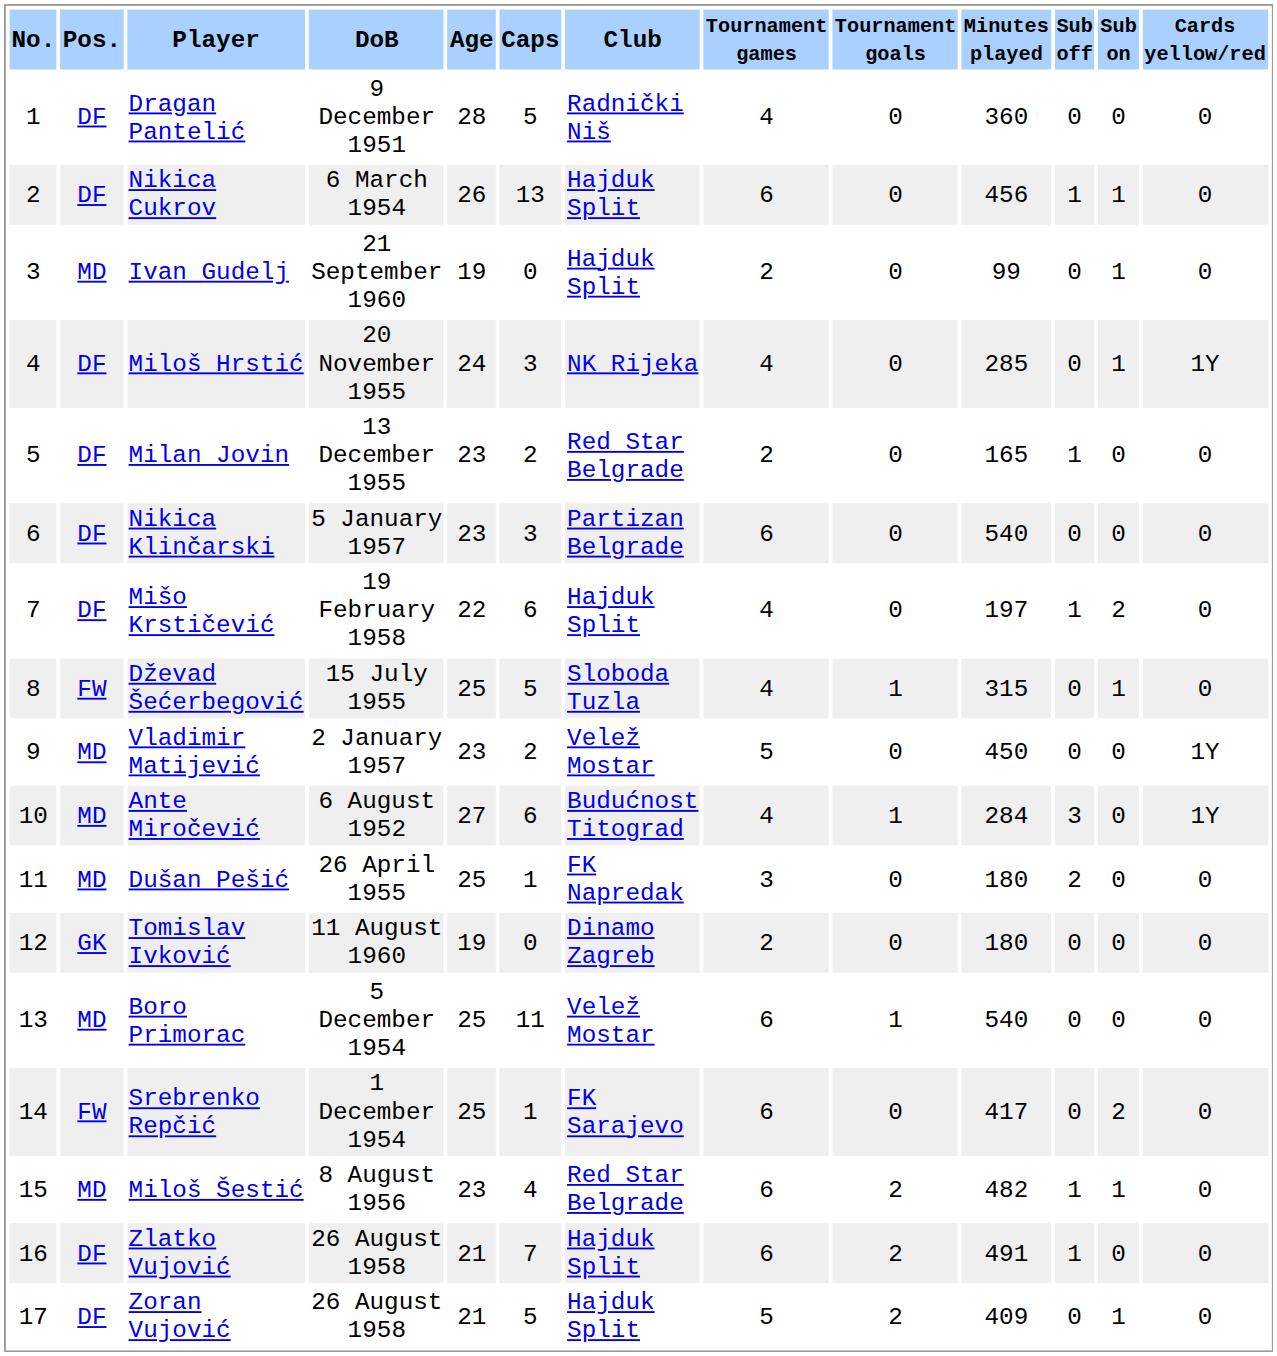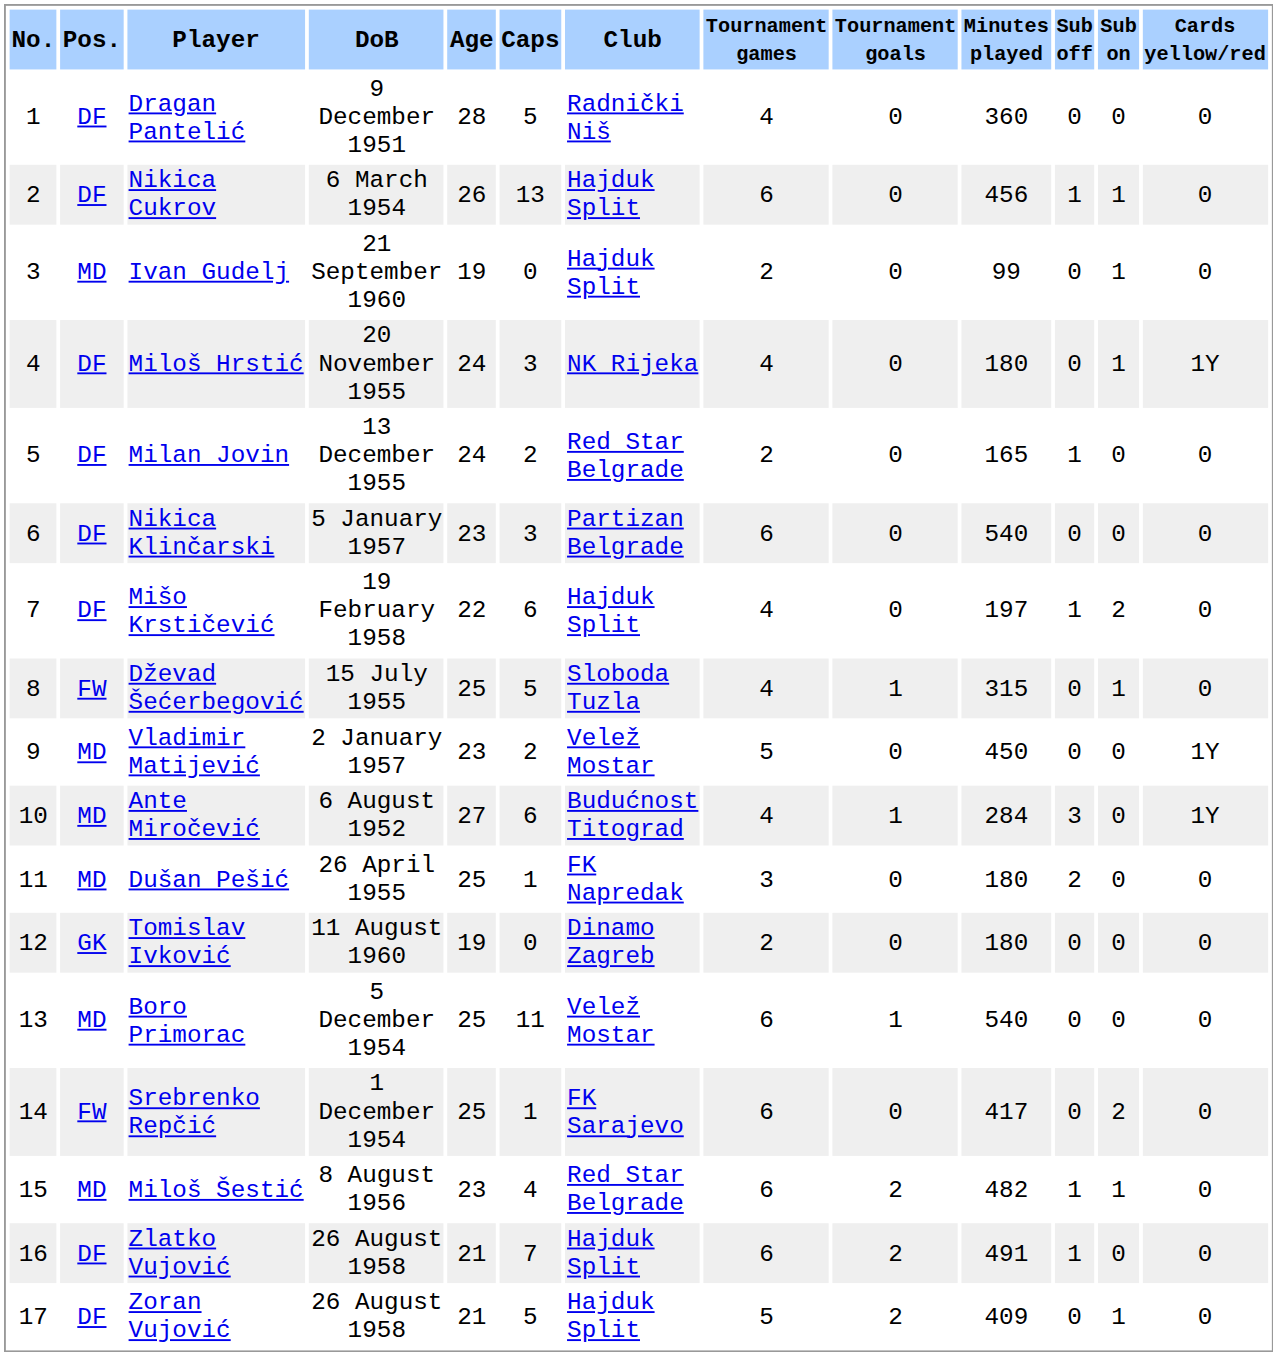(1006, 364) 285 -> (1006, 364) 180
(472, 456) 23 -> (472, 456) 24
